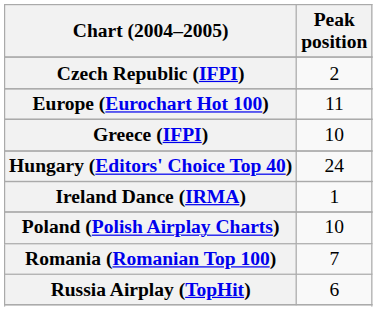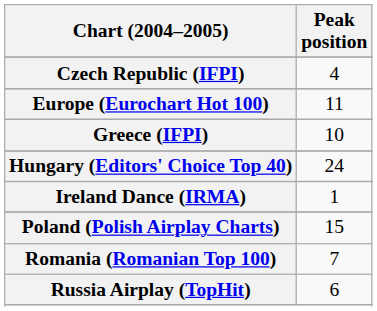(334, 72) 2 -> (334, 72) 4
(334, 227) 10 -> (334, 227) 15
